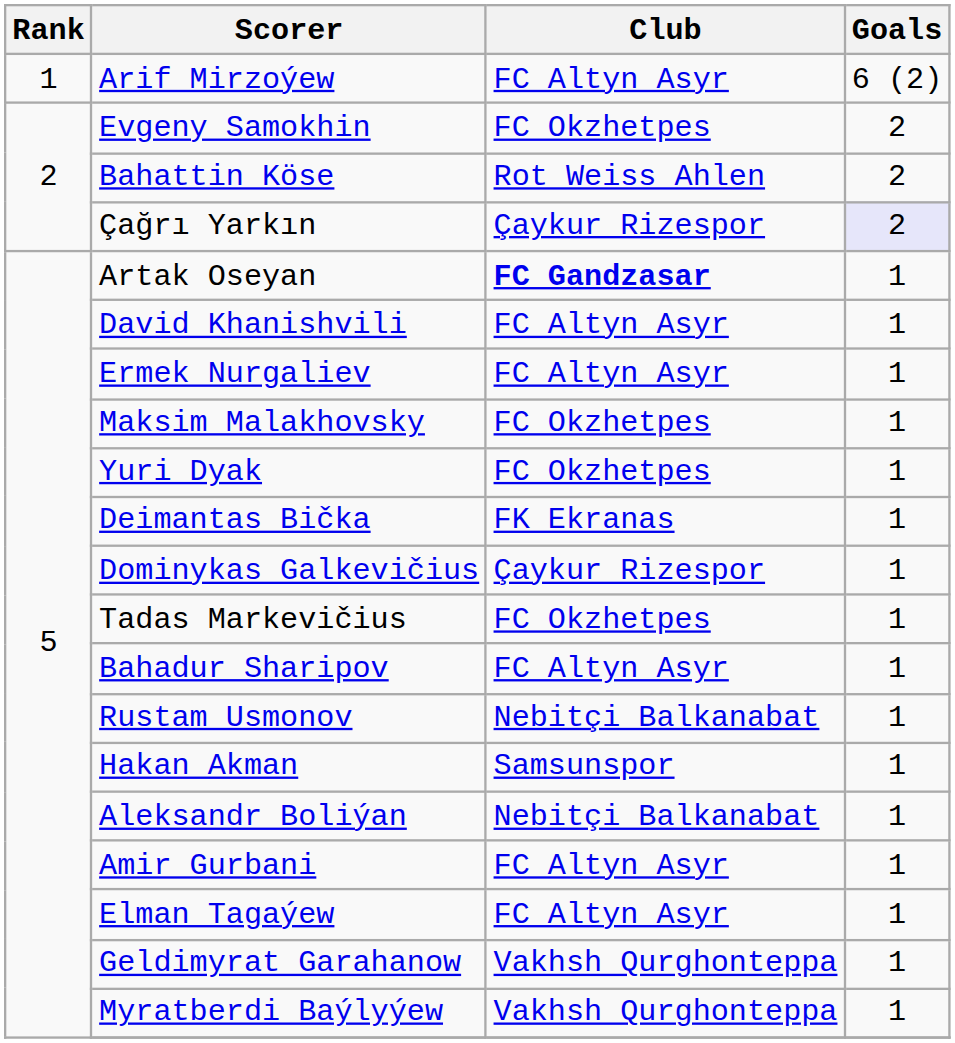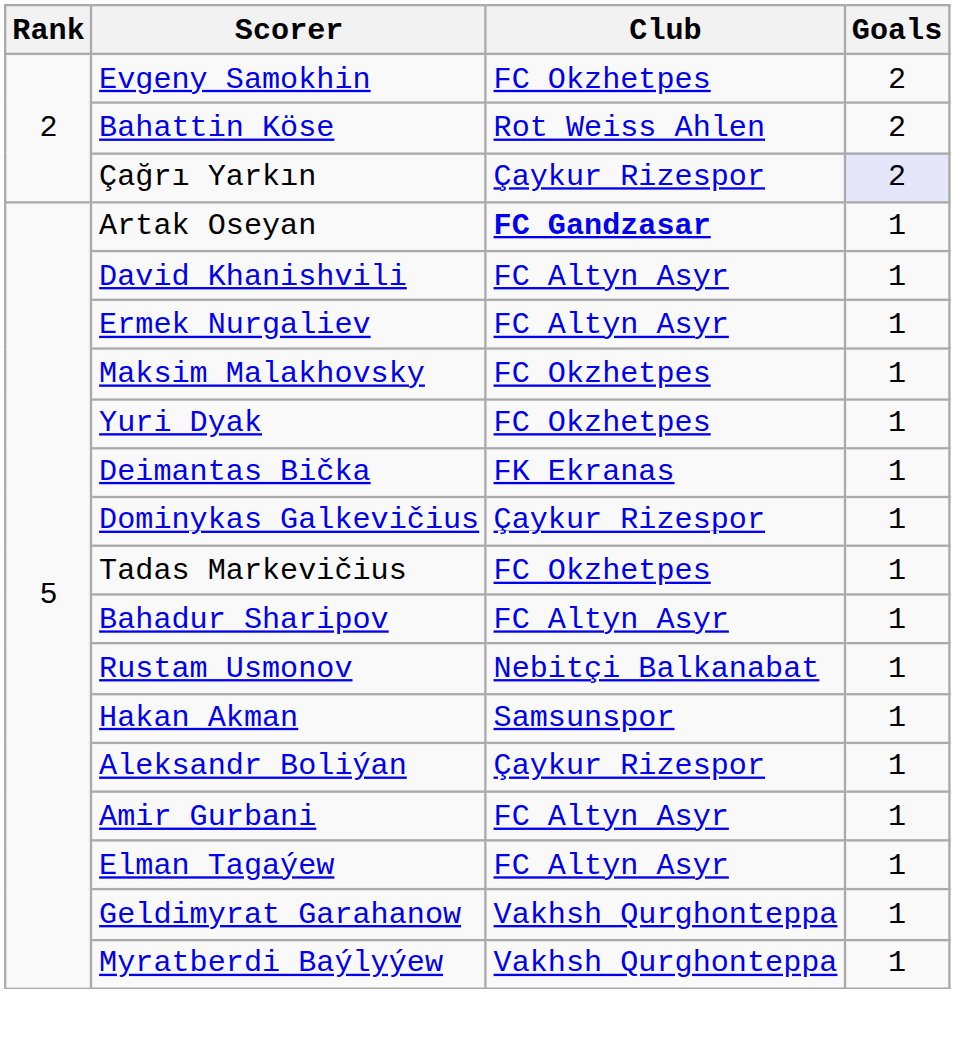- row: (217, 79)
(656, 816) Nebitçi Balkanabat -> (629, 767) Çaykur Rizespor
